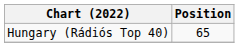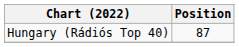(203, 33) 65 -> (203, 33) 87
